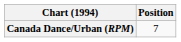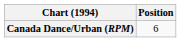(156, 28) 7 -> (156, 28) 6
